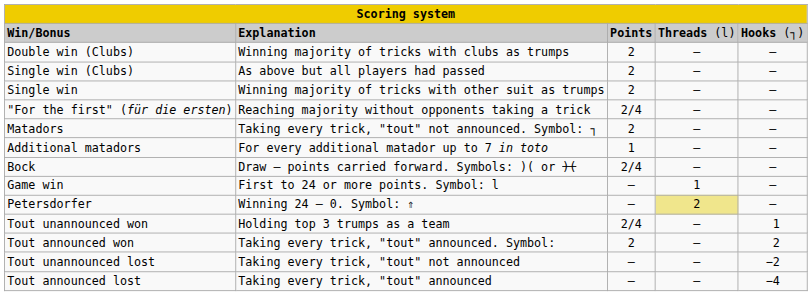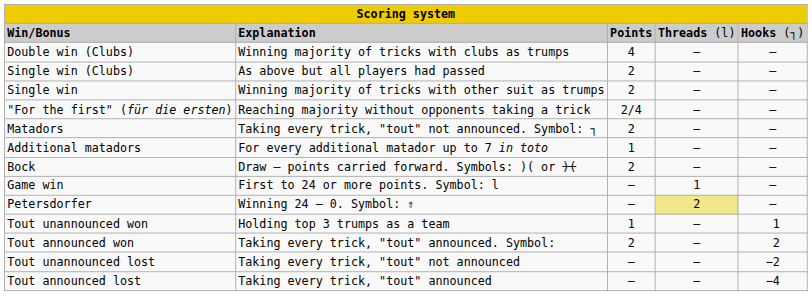(631, 52) 2 -> (631, 52) 4
(631, 167) 2/4 -> (631, 167) 2
(631, 224) 2/4 -> (631, 224) 1
